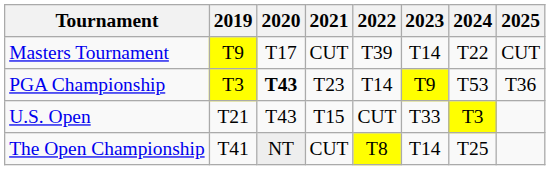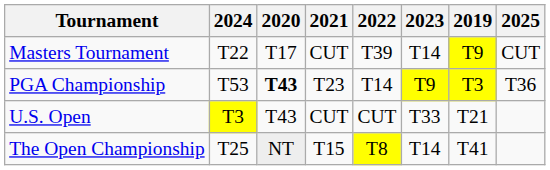columns swapped: (233, 20) <-> (473, 20)
(329, 116) T15 -> (329, 116) CUT
(329, 149) CUT -> (329, 149) T15
